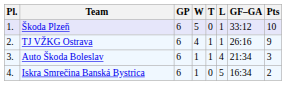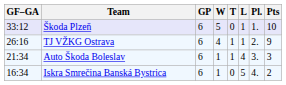columns swapped: (12, 12) <-> (246, 12)
